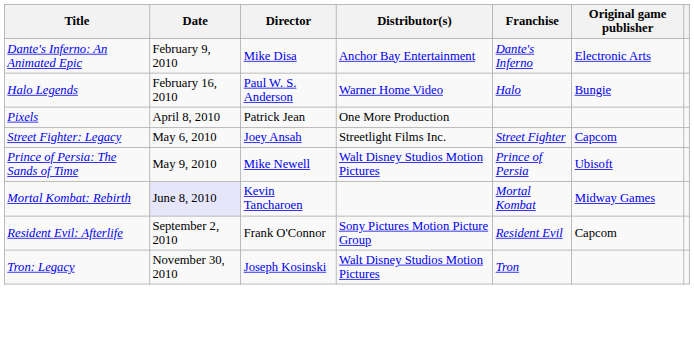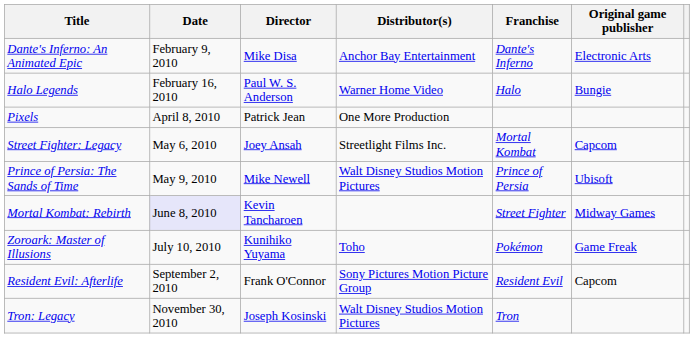(531, 137) Street Fighter -> (516, 144) Mortal Kombat
(516, 198) Mortal Kombat -> (531, 213) Street Fighter
+ row: (56, 247)
